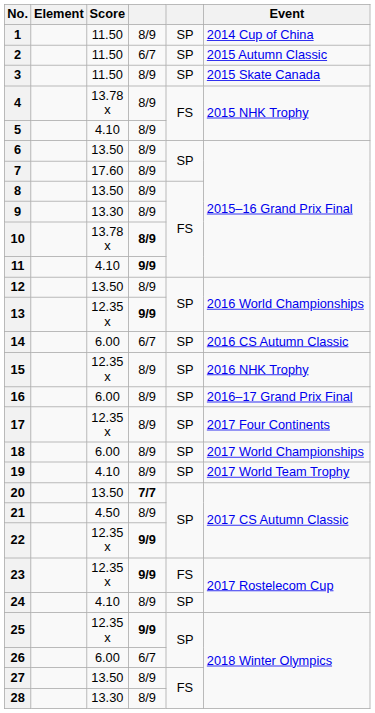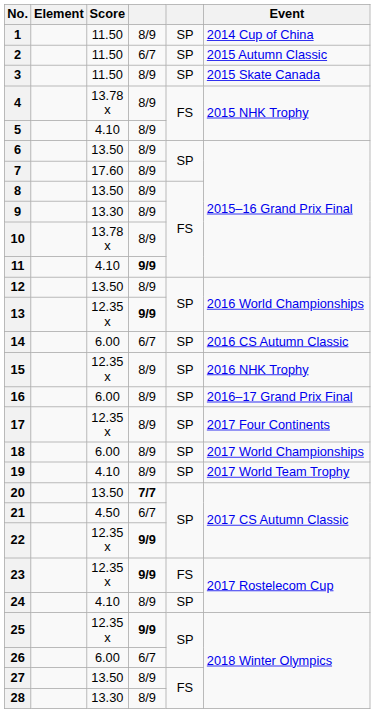(147, 239) bold -> (147, 239) normal
(147, 512) 8/9 -> (147, 512) 6/7
